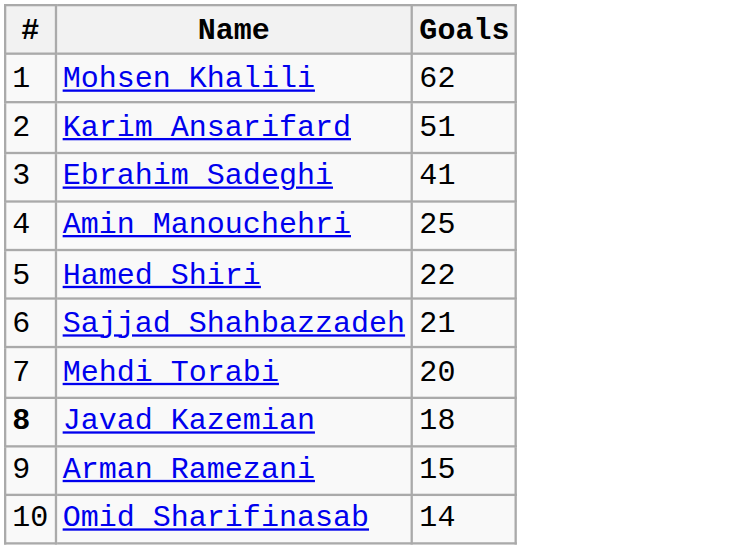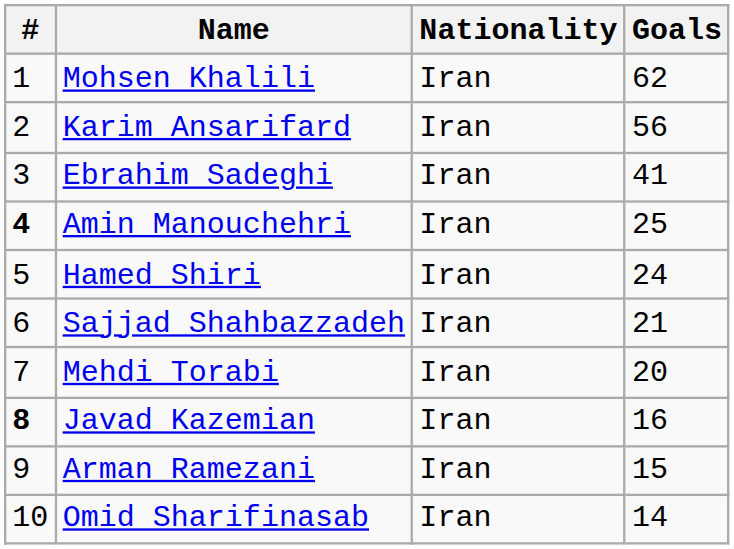+ column: (518, 30)
(437, 128) 51 -> (650, 128) 56
(21, 225) normal -> (21, 225) bold
(437, 274) 22 -> (650, 274) 24
(437, 421) 18 -> (650, 421) 16
